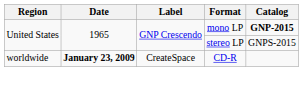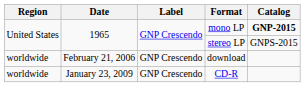+ row: (226, 58)
(99, 58) bold -> (99, 74) normal
(171, 58) CreateSpace -> (171, 74) GNP Crescendo
